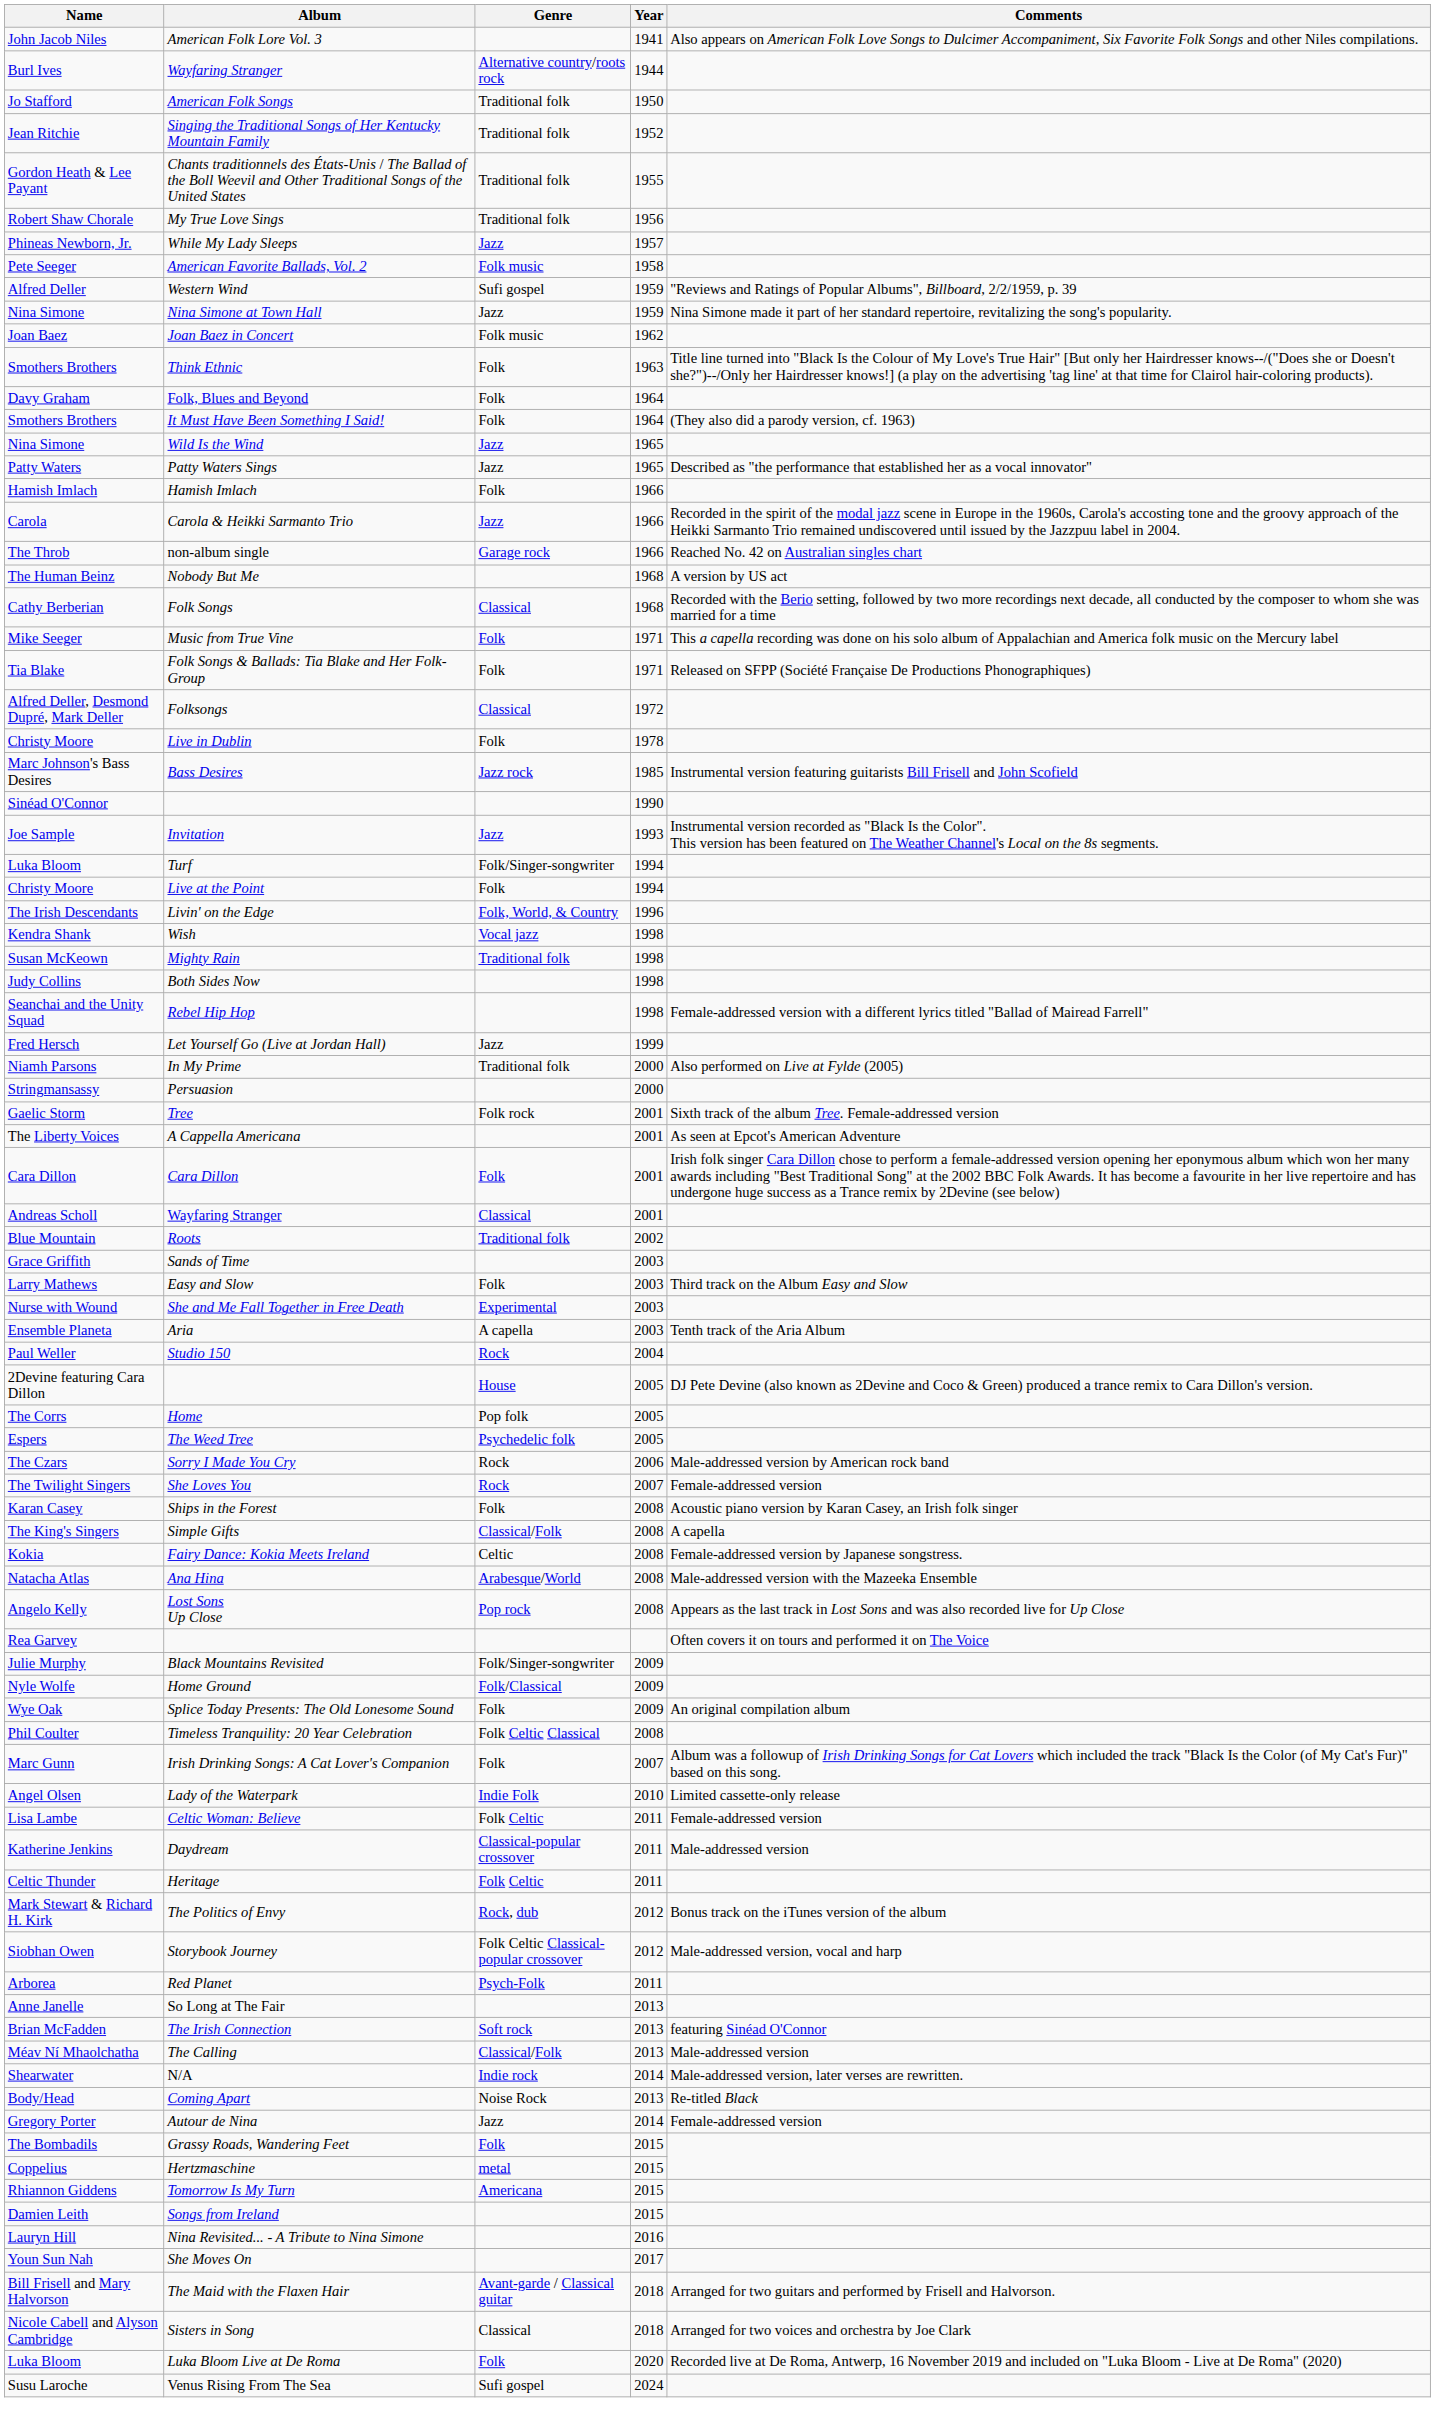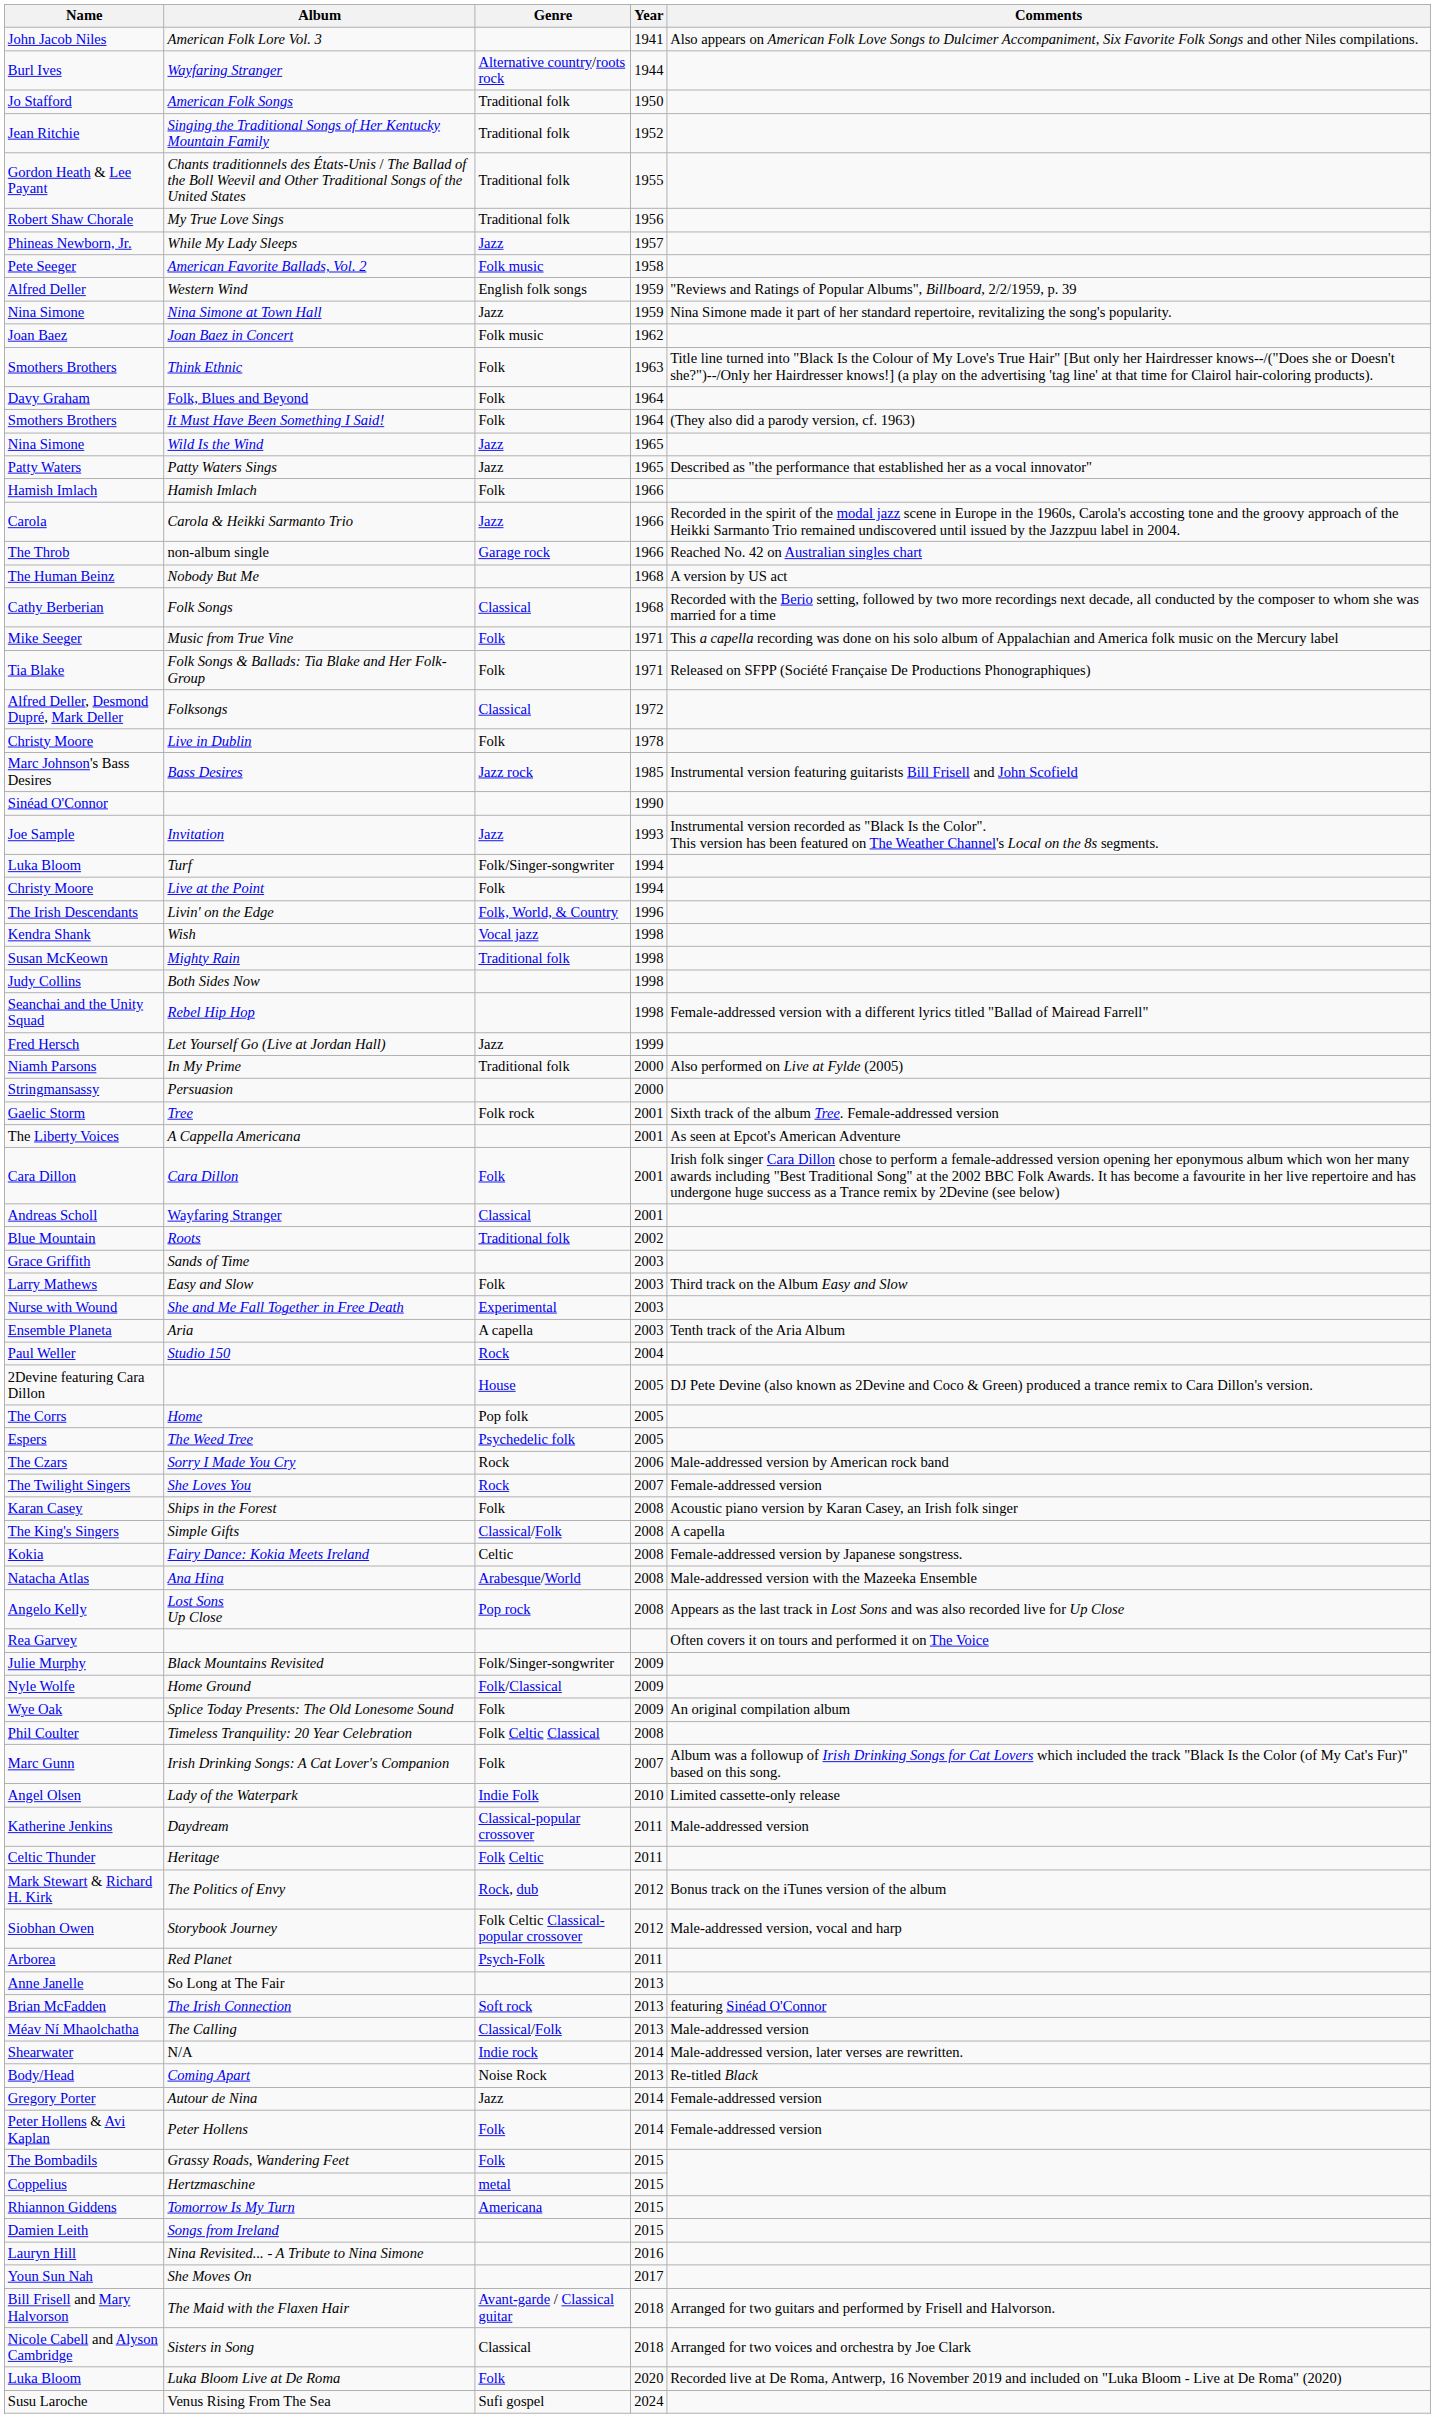(511, 289) Sufi gospel -> (533, 289) English folk songs
- row: (42, 1818)
+ row: (67, 2129)
